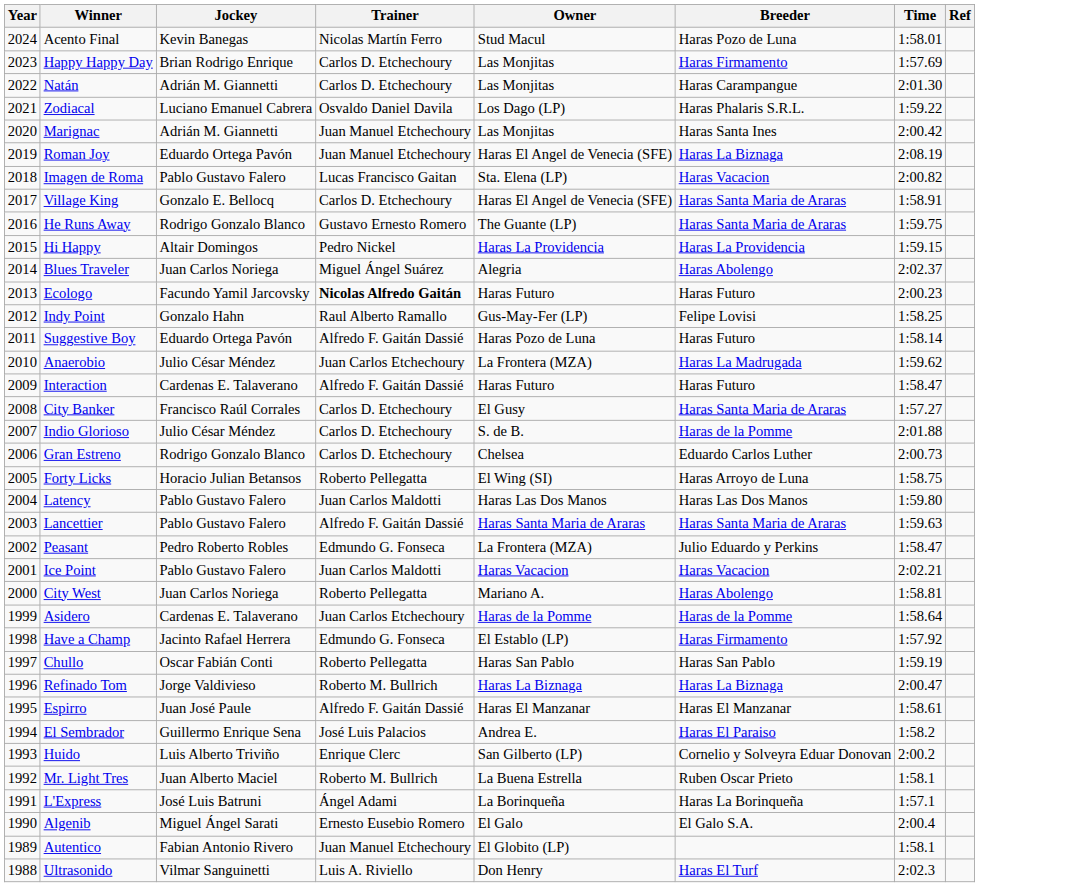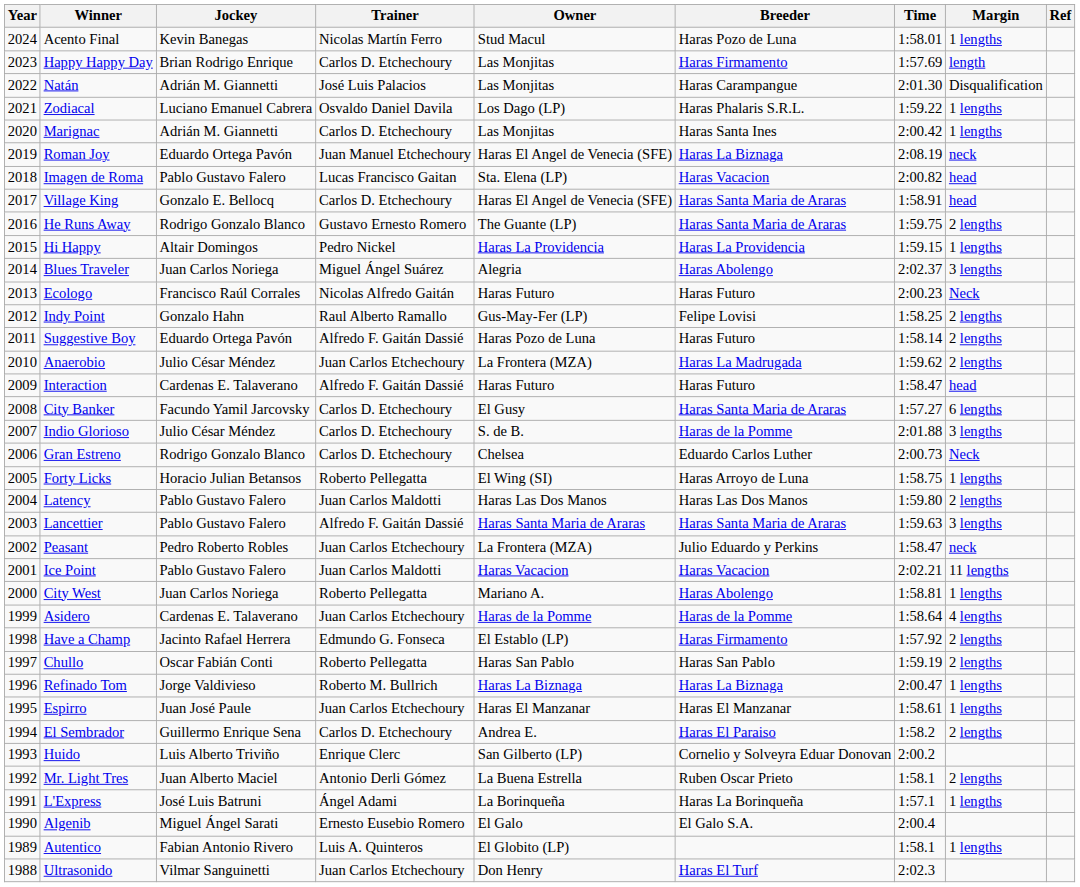+ column: (996, 16)
(386, 85) Carlos D. Etchechoury -> (372, 85) José Luis Palacios
(395, 131) Juan Manuel Etchechoury -> (386, 131) Carlos D. Etchechoury
(235, 293) Facundo Yamil Jarcovsky -> (230, 293) Francisco Raúl Corrales
(390, 293) bold -> (387, 293) normal
(230, 408) Francisco Raúl Corrales -> (235, 408) Facundo Yamil Jarcovsky
(382, 547) Edmundo G. Fonseca -> (392, 547) Juan Carlos Etchechoury
(391, 708) Alfredo F. Gaitán Dassié -> (392, 708) Juan Carlos Etchechoury
(372, 731) José Luis Palacios -> (386, 731) Carlos D. Etchechoury
(378, 778) Roberto M. Bullrich -> (383, 778) Antonio Derli Gómez
(395, 847) Juan Manuel Etchechoury -> (371, 847) Luis A. Quinteros
(366, 870) Luis A. Riviello -> (392, 870) Juan Carlos Etchechoury
